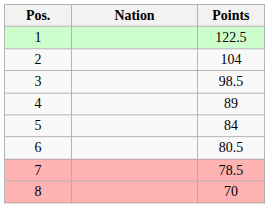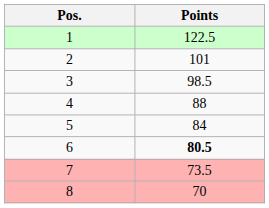- column: (134, 15)
(231, 59) 104 -> (200, 59) 101
(231, 103) 89 -> (200, 103) 88
(231, 147) normal -> (200, 147) bold
(231, 170) 78.5 -> (200, 170) 73.5
